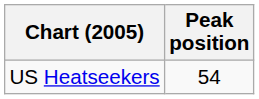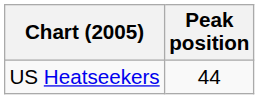(209, 76) 54 -> (209, 76) 44
